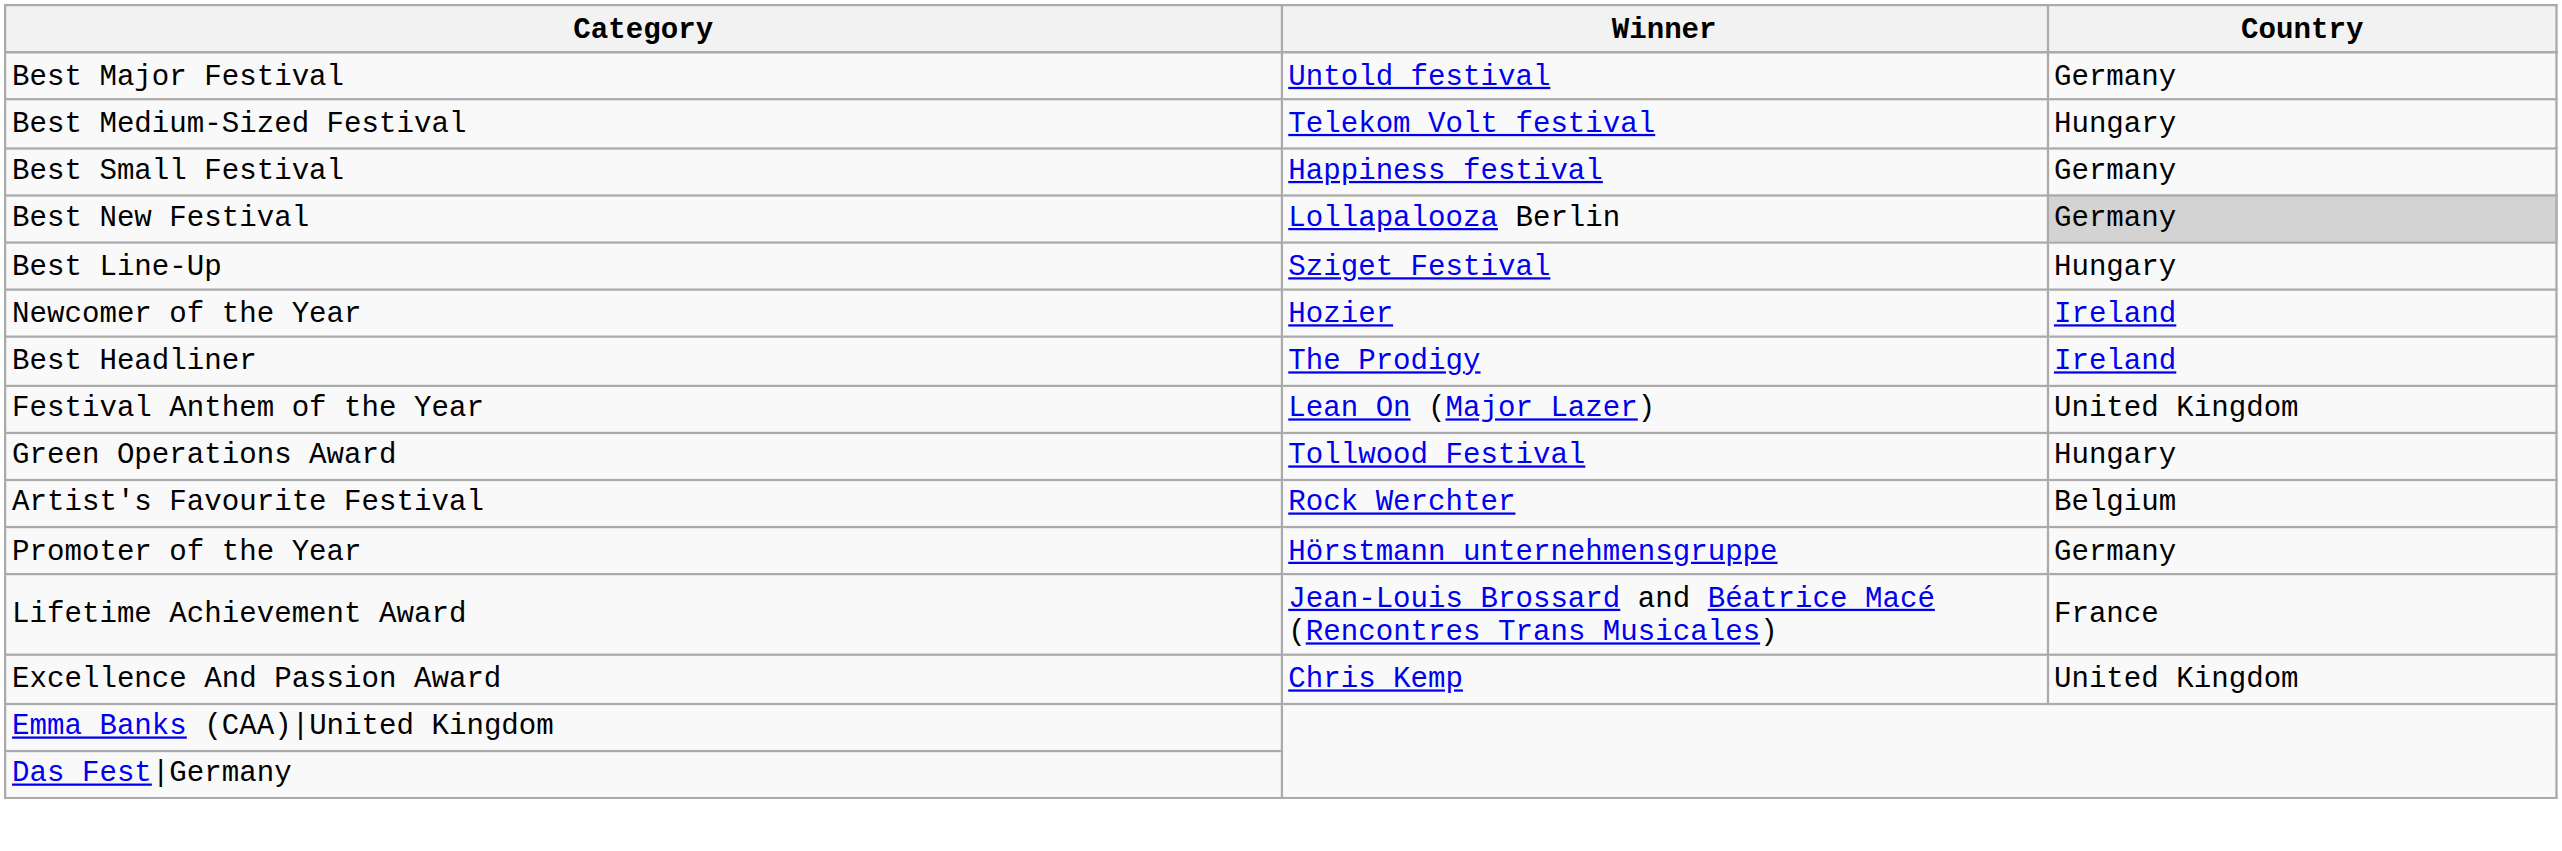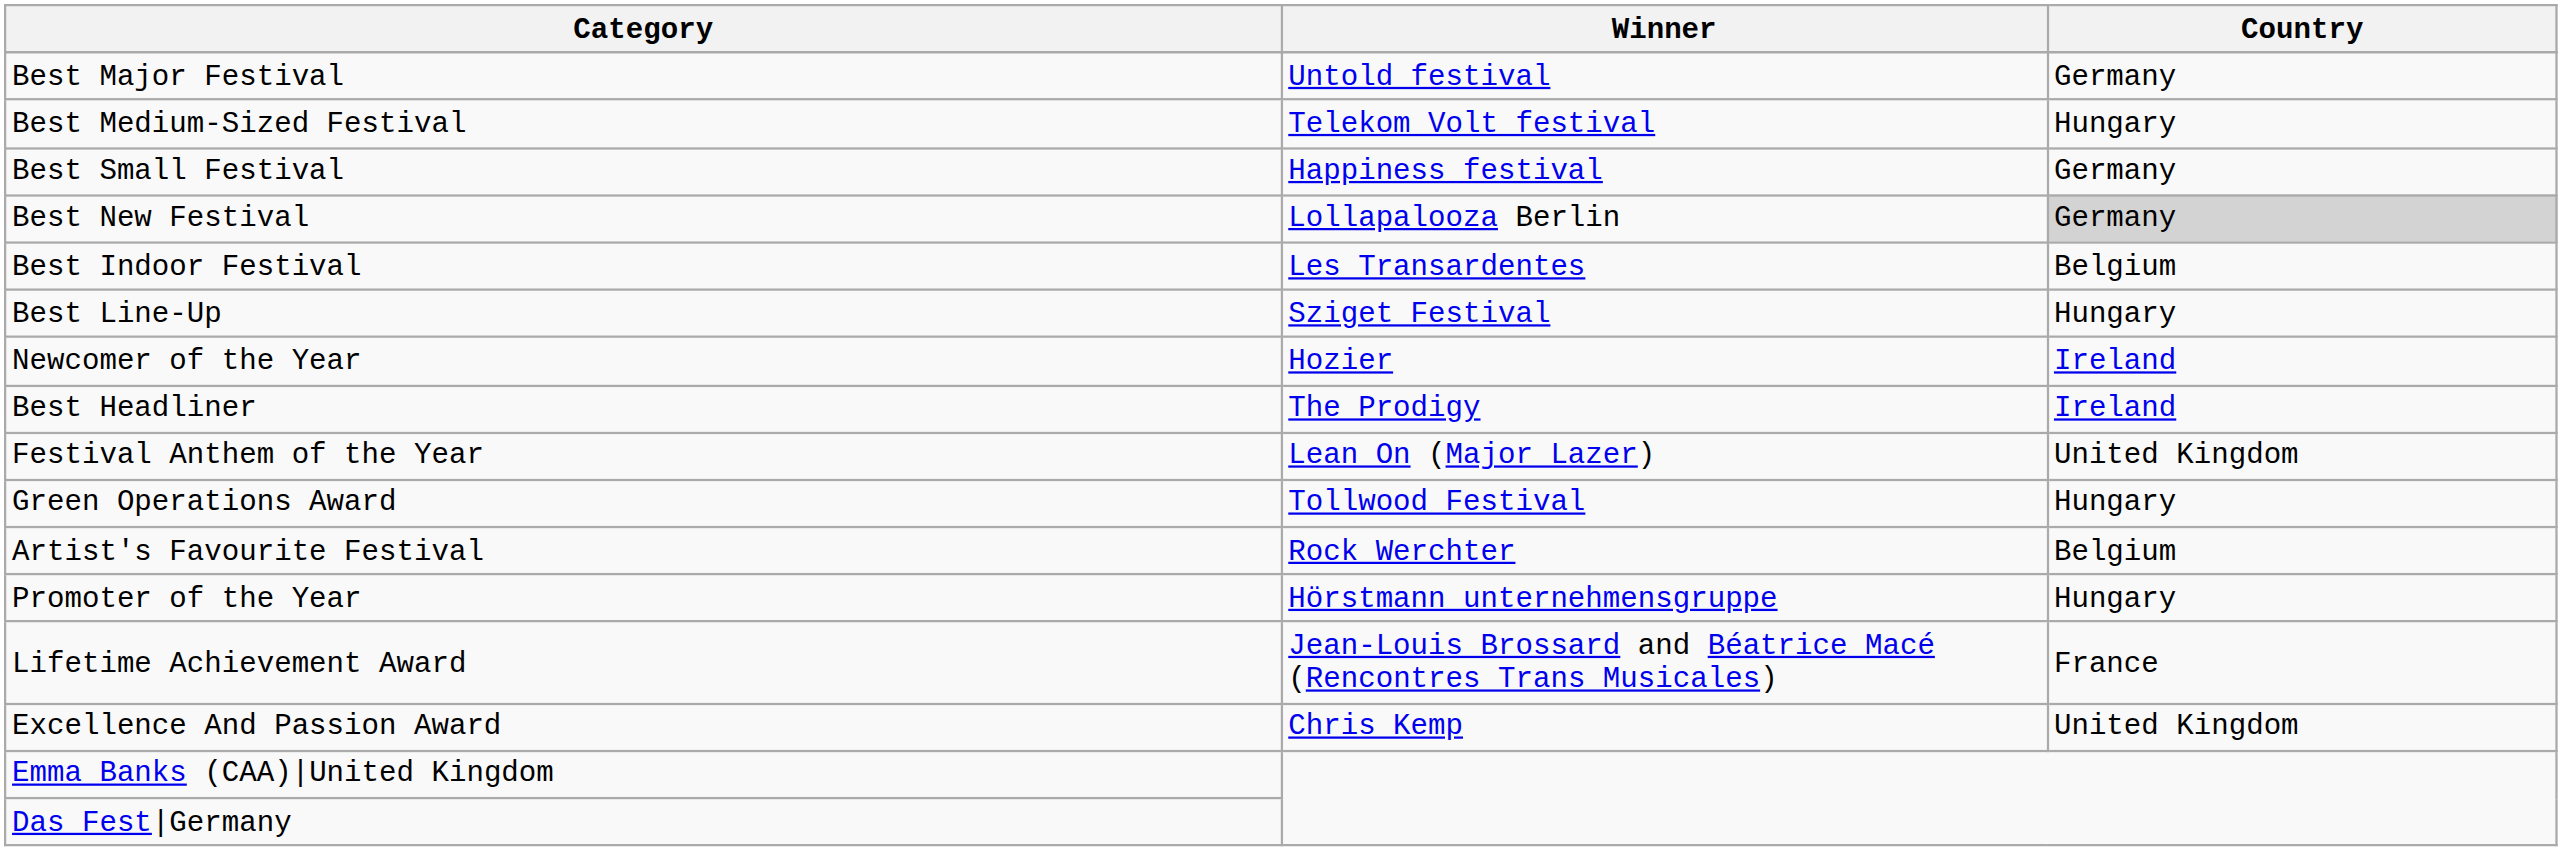+ row: (187, 266)
(2115, 551) Germany -> (2115, 598) Hungary
